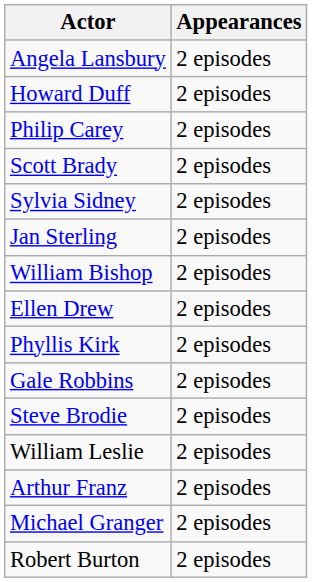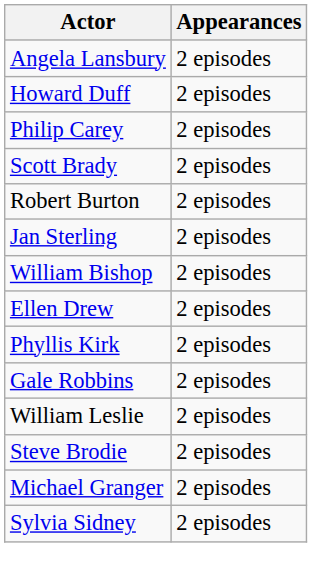rows swapped: (73, 201) <-> (75, 559)
rows swapped: (68, 415) <-> (77, 451)
- row: (68, 487)
